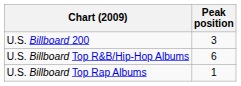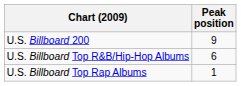(214, 40) 3 -> (214, 40) 9
